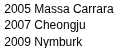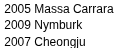rows swapped: (45, 25) <-> (43, 42)
